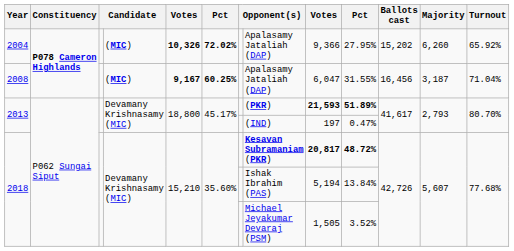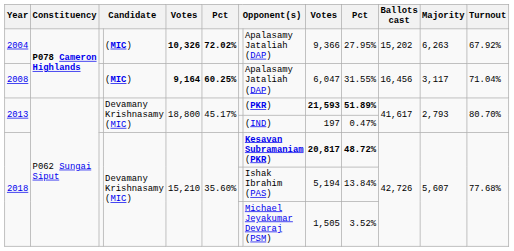(435, 46) 6,260 -> (435, 46) 6,263
(485, 46) 65.92% -> (485, 46) 67.92%
(187, 81) 9,167 -> (187, 81) 9,164
(435, 81) 3,187 -> (435, 81) 3,117
